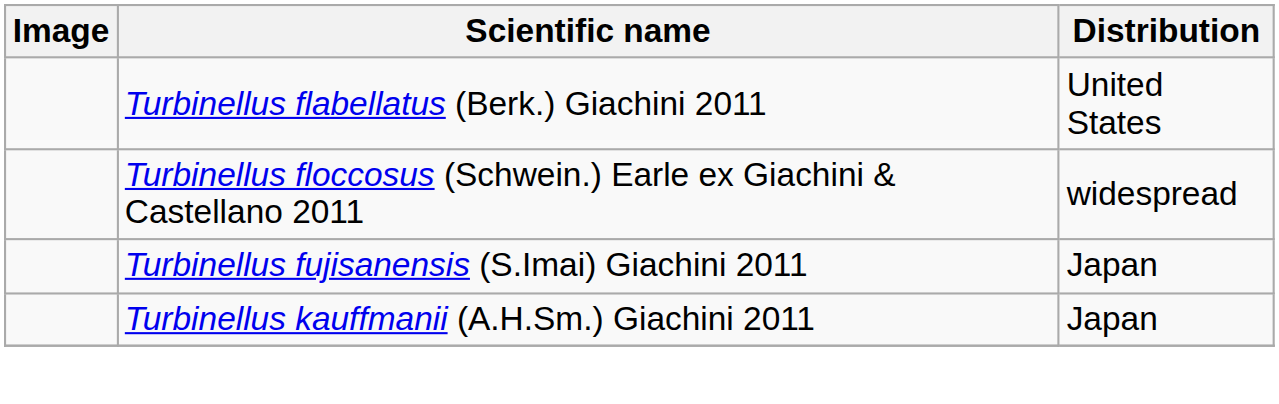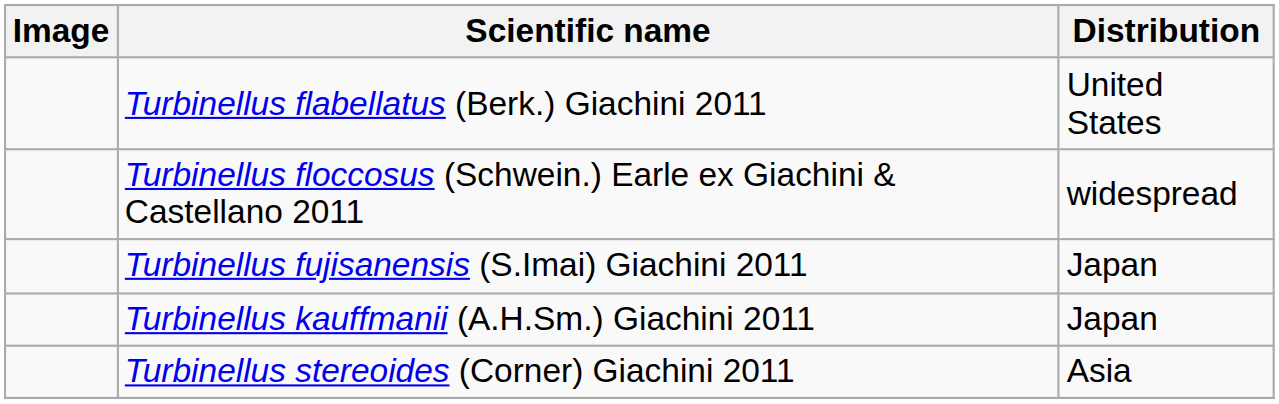+ row: (460, 371)
